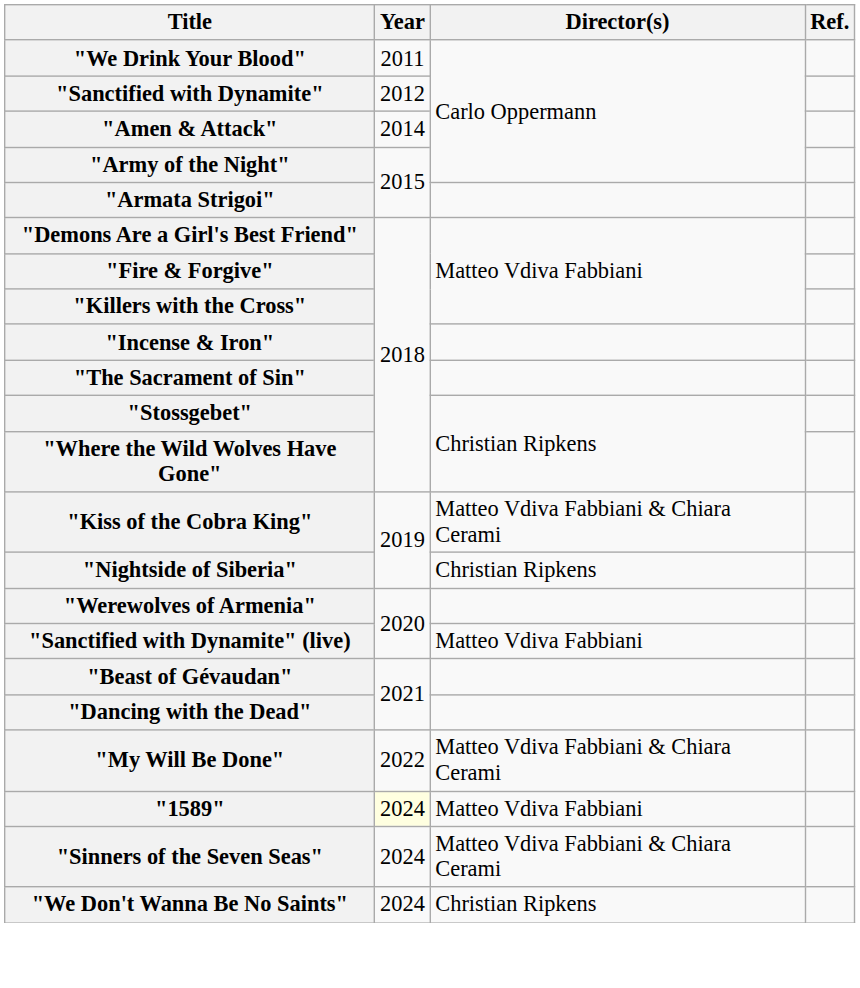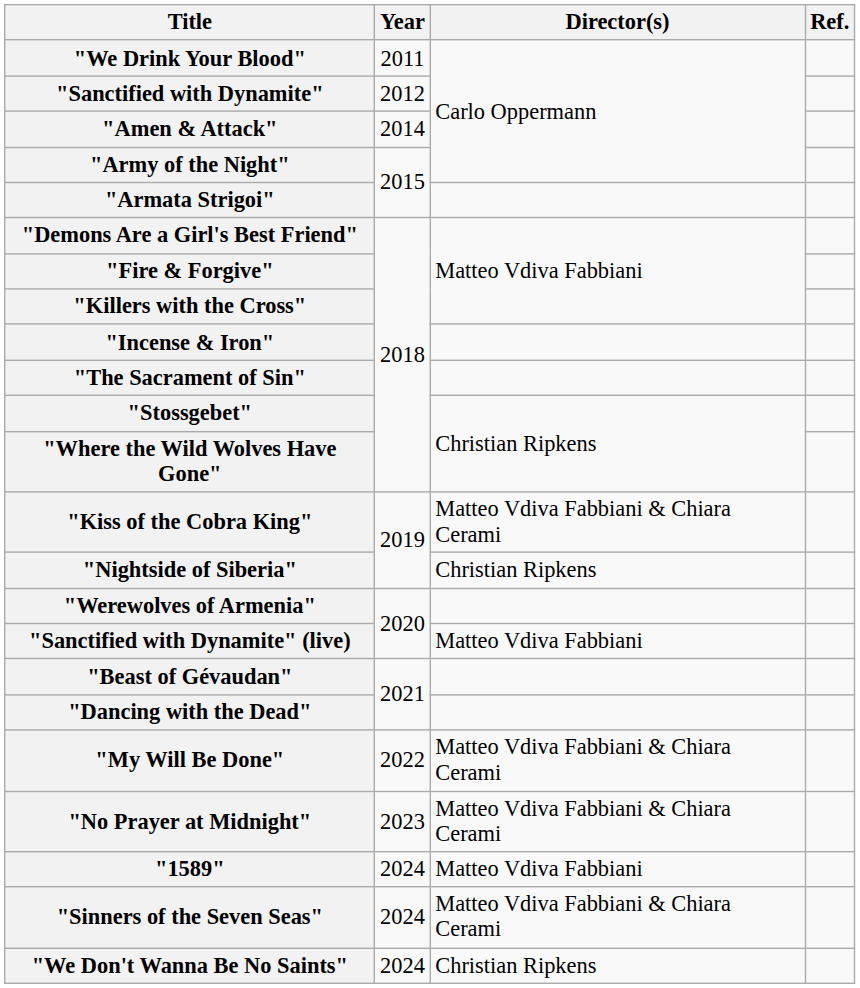+ row: (190, 820)
(403, 808) lightyellow background -> (403, 869) no background
